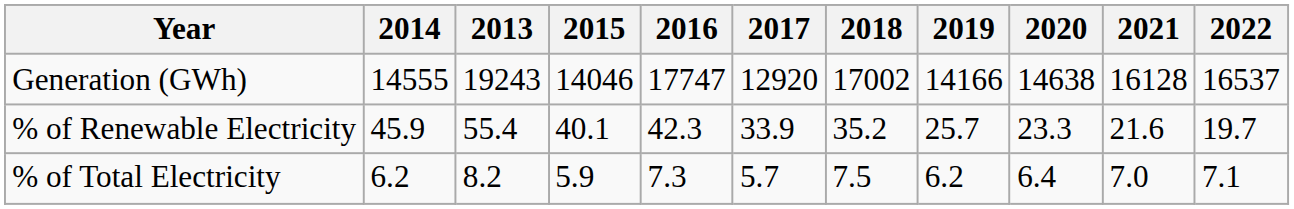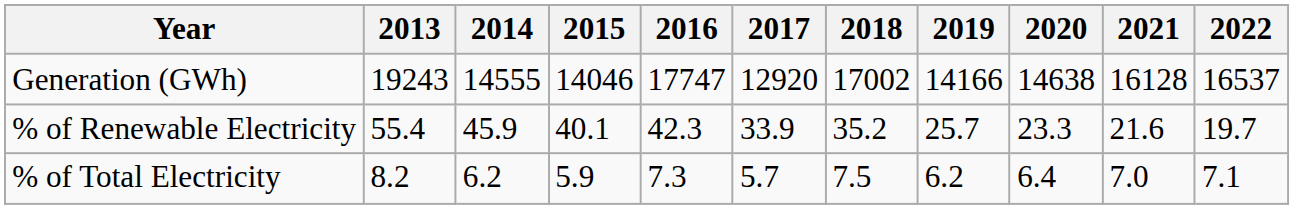columns swapped: (502, 29) <-> (409, 29)
